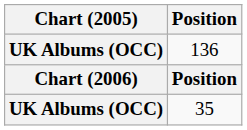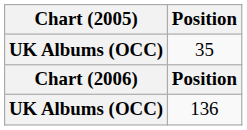rows swapped: (204, 109) <-> (204, 49)
